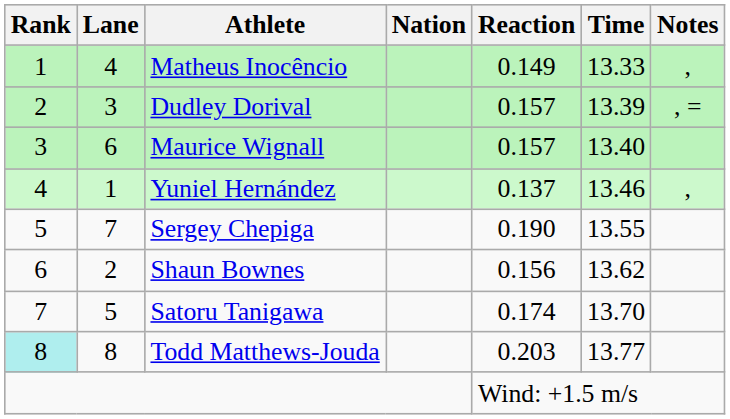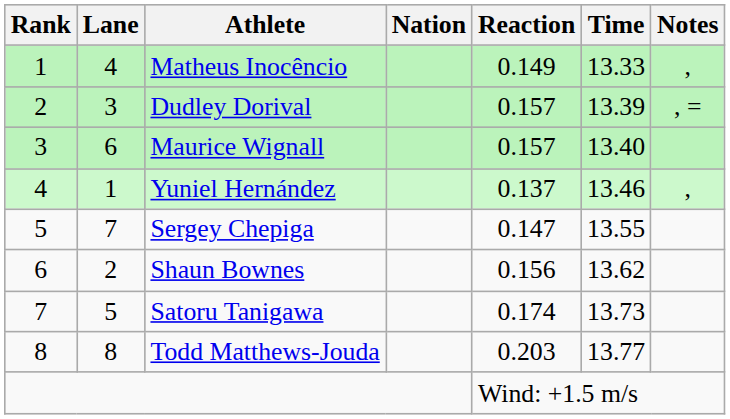(527, 229) 0.190 -> (527, 229) 0.147
(616, 310) 13.70 -> (616, 310) 13.73
(41, 351) paleturquoise background -> (41, 351) no background
